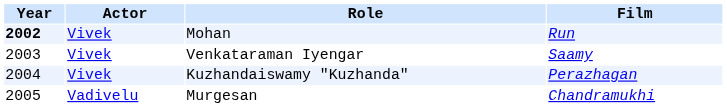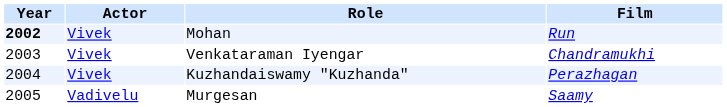(571, 55) Saamy -> (602, 55) Chandramukhi
(602, 96) Chandramukhi -> (571, 96) Saamy
